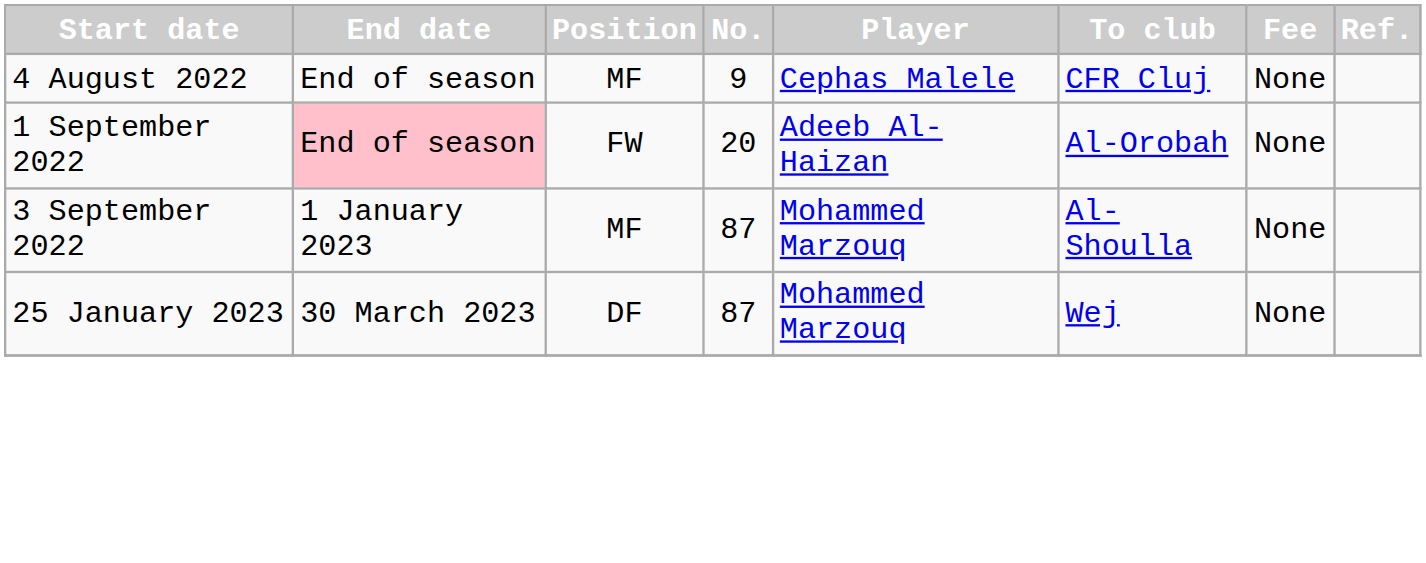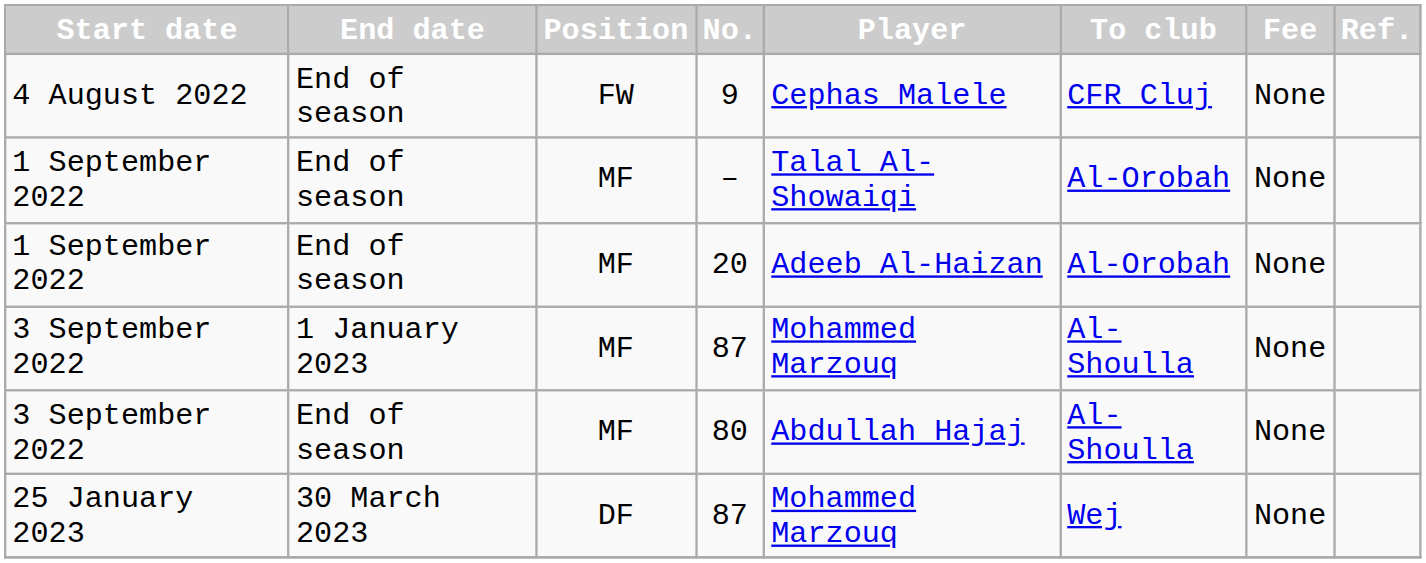(624, 79) MF -> (616, 96) FW
+ row: (112, 180)
(418, 145) pink background -> (350, 264) no background
(624, 145) FW -> (616, 264) MF
+ row: (112, 432)
